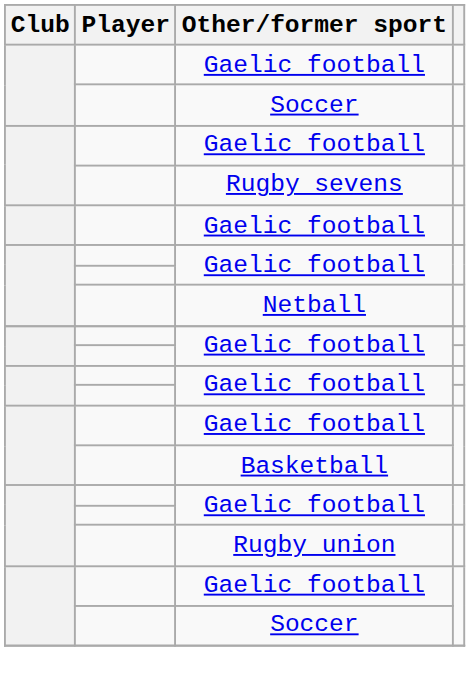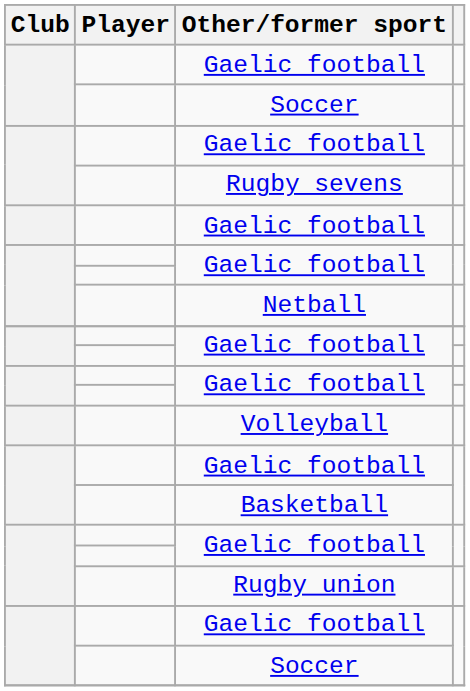+ row: (40, 425)
